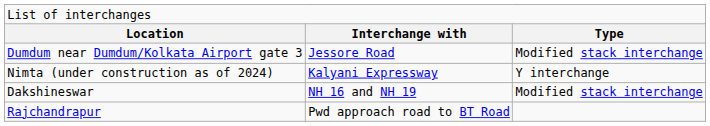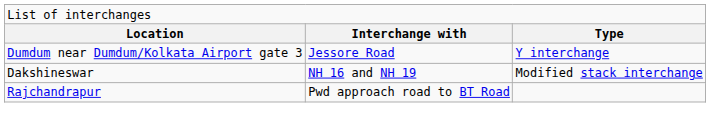(609, 53) Modified stack interchange -> (562, 53) Y interchange
- row: (141, 73)
